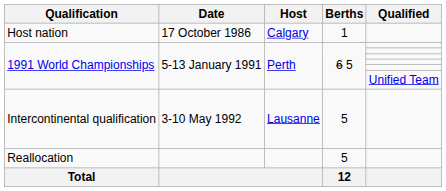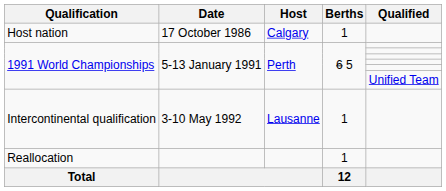(344, 119) 5 -> (344, 119) 1
(344, 158) 5 -> (344, 158) 1
